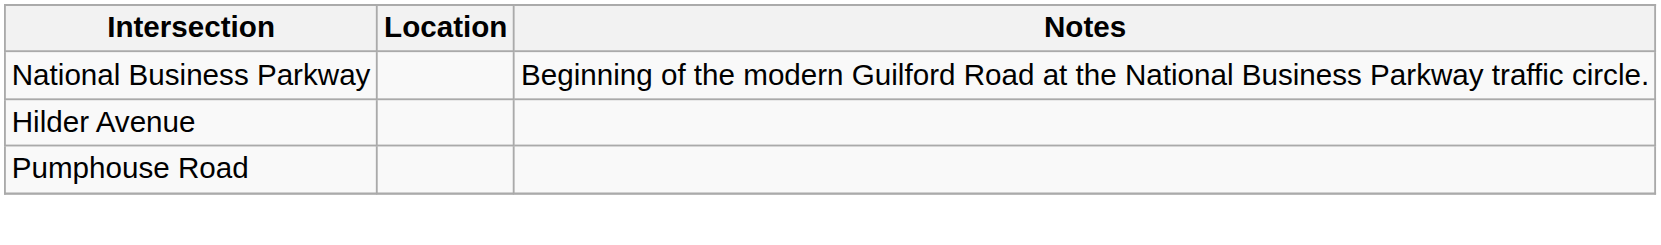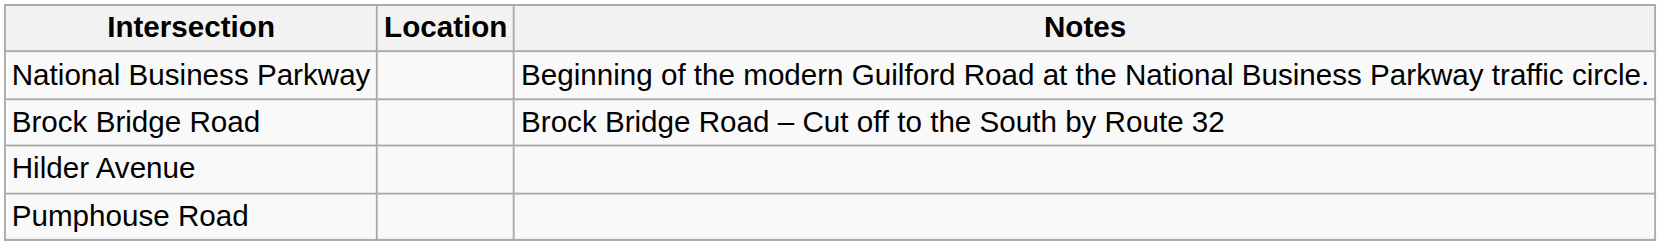+ row: (136, 121)
